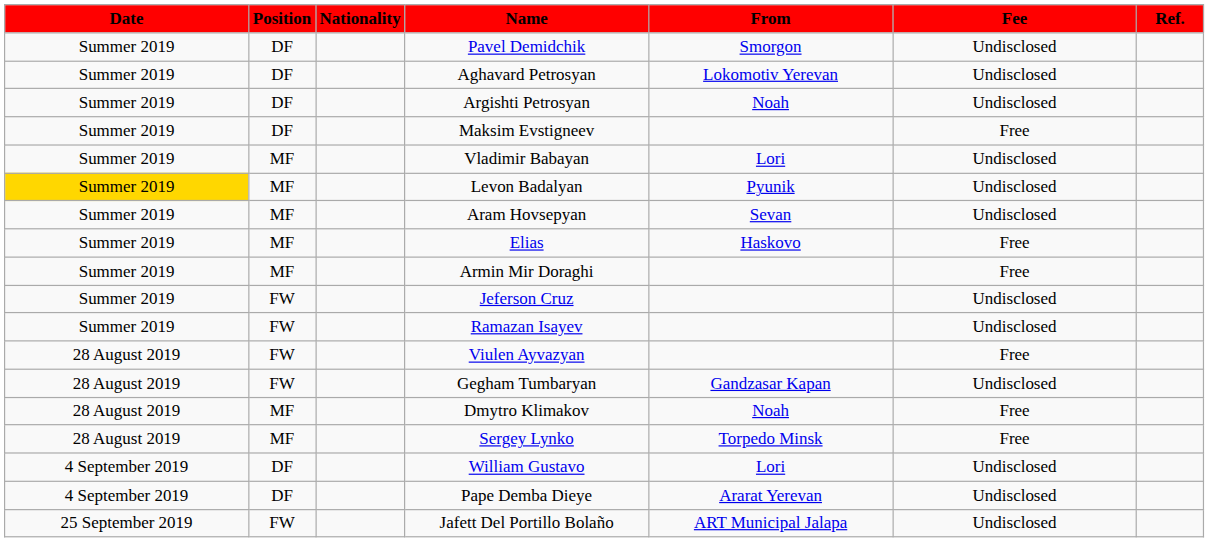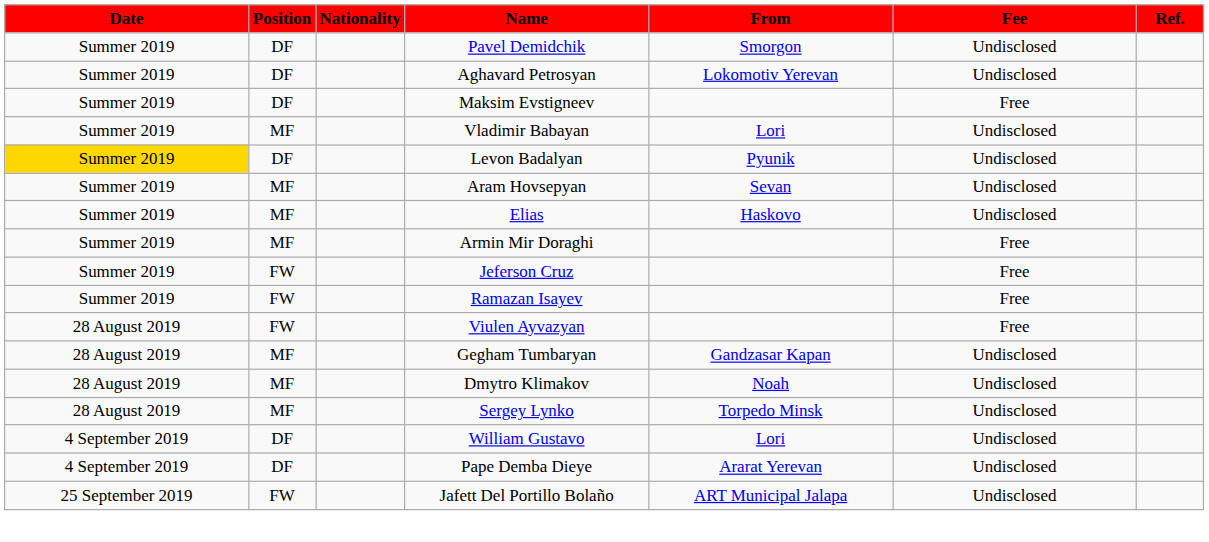- row: (527, 102)
(282, 187) MF -> (282, 159) DF
(1015, 243) Free -> (1015, 215) Undisclosed
(1015, 299) Undisclosed -> (1015, 271) Free
(1015, 327) Undisclosed -> (1015, 299) Free
(282, 383) FW -> (282, 355) MF
(1015, 411) Free -> (1015, 383) Undisclosed
(1015, 439) Free -> (1015, 411) Undisclosed
